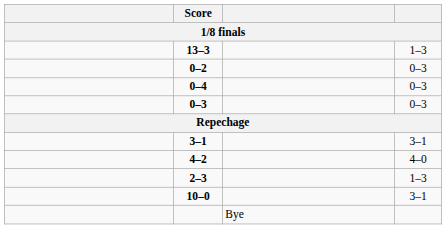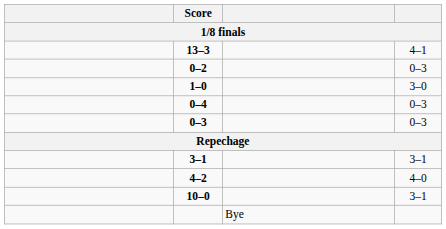(418, 50) 1–3 -> (418, 50) 4–1
+ row: (198, 86)
- row: (198, 178)
